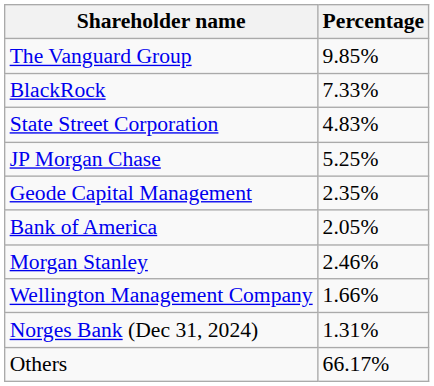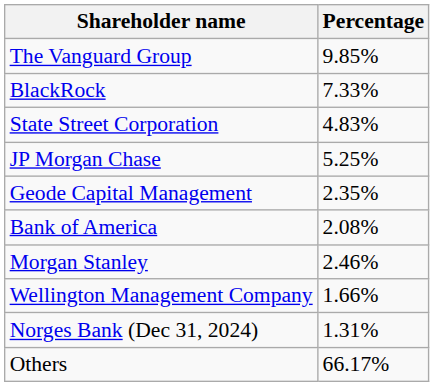(351, 227) 2.05% -> (351, 227) 2.08%
